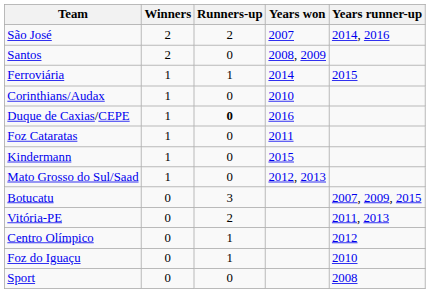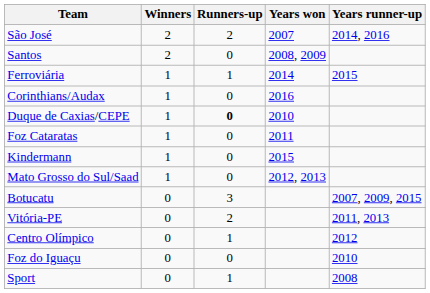(281, 95) 2010 -> (281, 95) 2016
(281, 116) 2016 -> (281, 116) 2010
(230, 258) 1 -> (230, 258) 0
(230, 278) 0 -> (230, 278) 1
